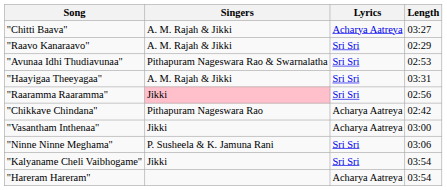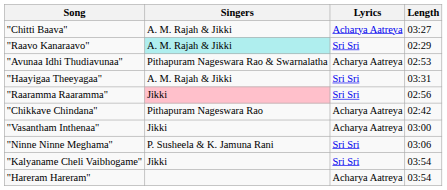(189, 45) no background -> (189, 45) paleturquoise background
(346, 62) Sri Sri -> (368, 62) Acharya Aatreya
